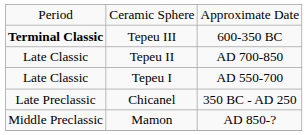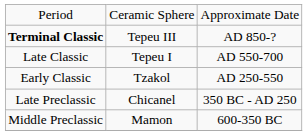(250, 36) 600-350 BC -> (250, 36) AD 850-?
- row: (152, 57)
+ row: (152, 78)
(250, 120) AD 850-? -> (250, 120) 600-350 BC
